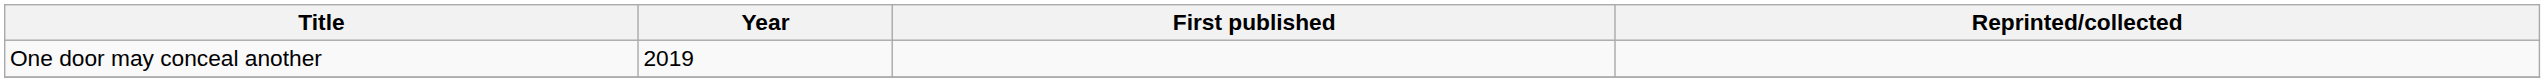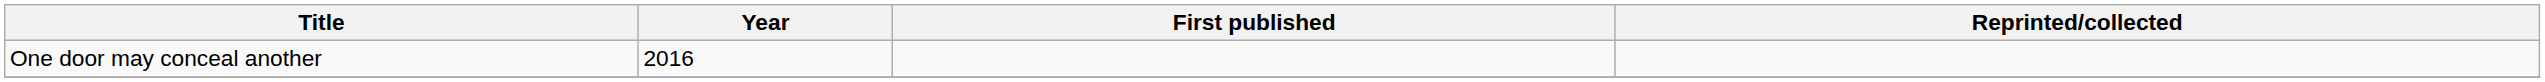(669, 58) 2019 -> (669, 58) 2016
